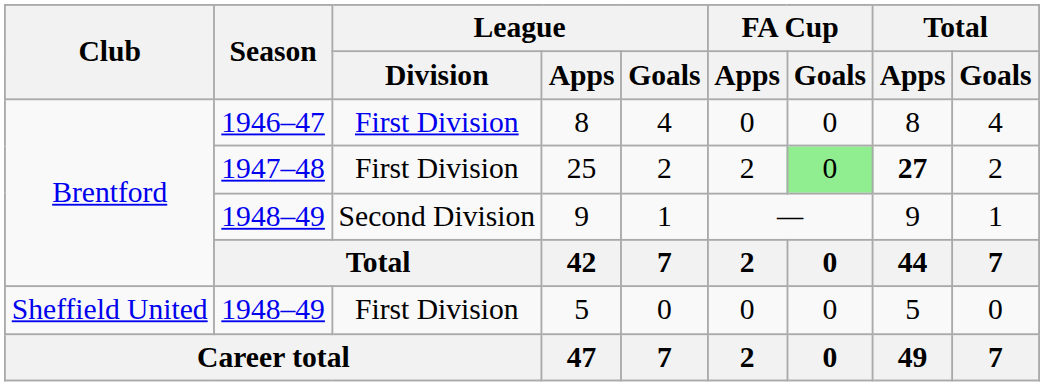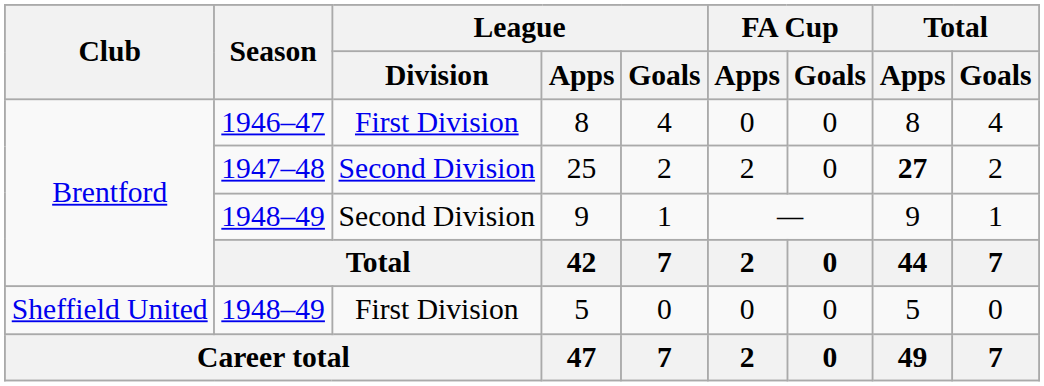(437, 168) First Division -> (437, 168) Second Division
(830, 168) lightgreen background -> (830, 168) no background
